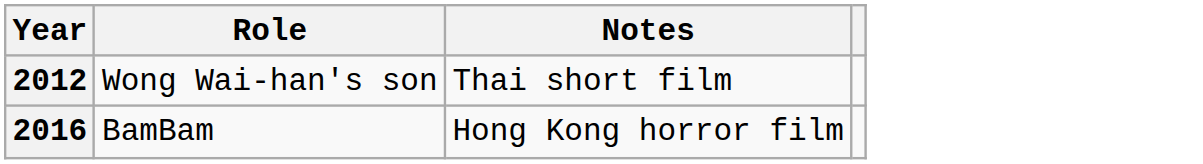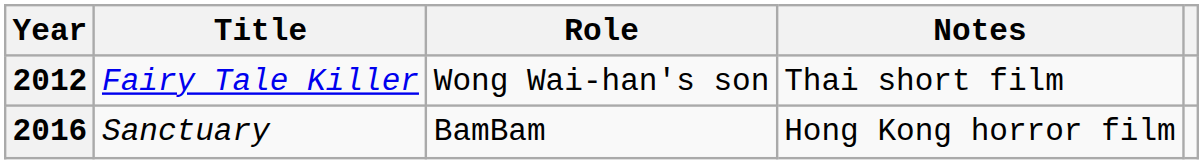+ column: (260, 31)
